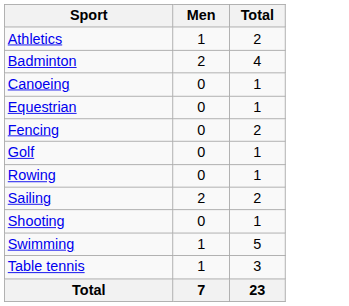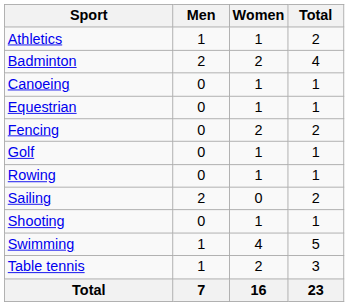+ column: (258, 15)
